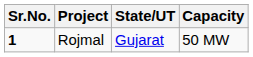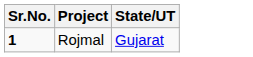- column: (213, 16)
